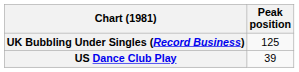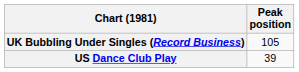(270, 42) 125 -> (270, 42) 105
